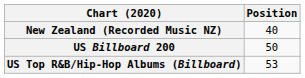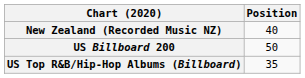(272, 64) 53 -> (272, 64) 35
